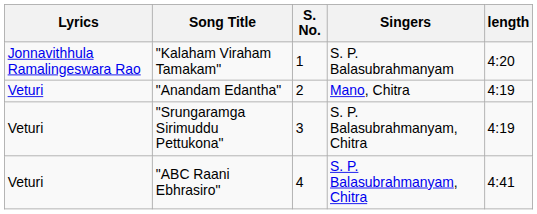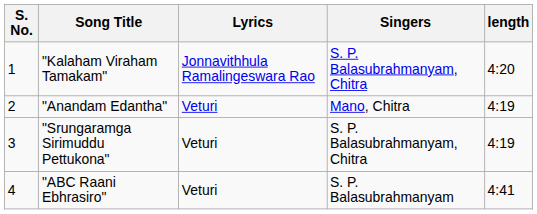columns swapped: (310, 23) <-> (79, 23)
(392, 61) S. P. Balasubrahmanyam -> (394, 68) S. P. Balasubrahmanyam, Chitra
(394, 182) S. P. Balasubrahmanyam, Chitra -> (392, 189) S. P. Balasubrahmanyam
